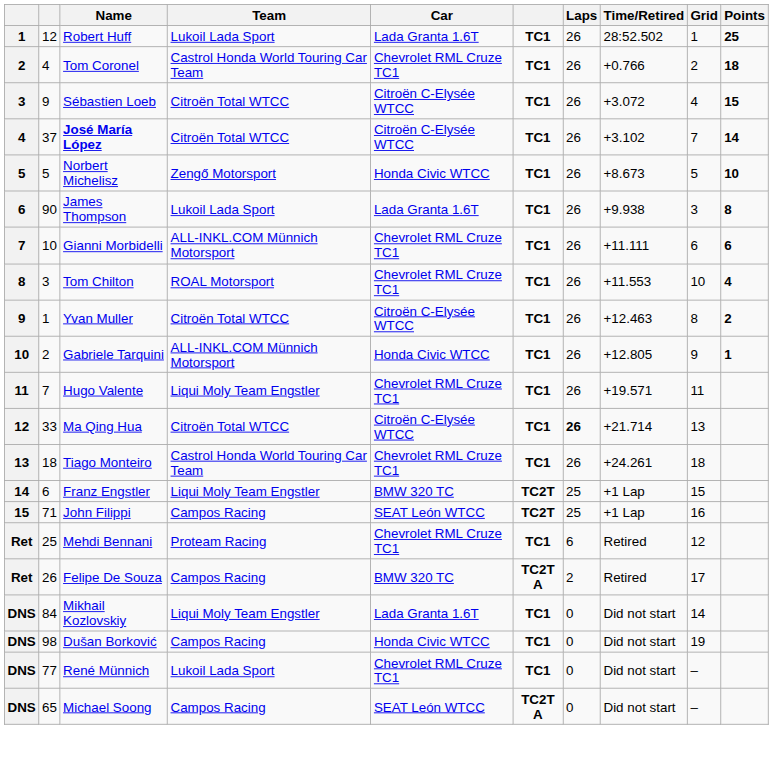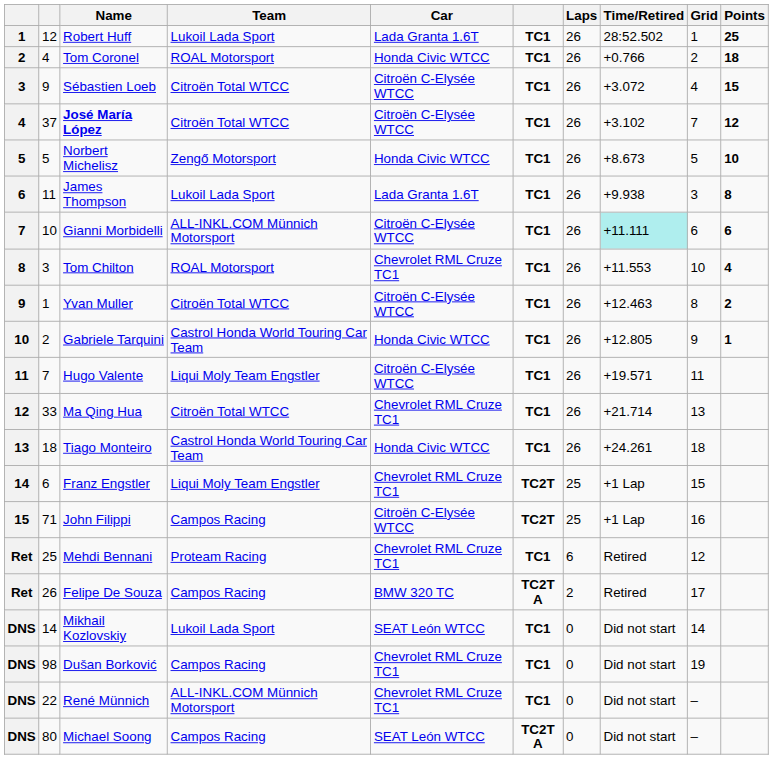(269, 65) Castrol Honda World Touring Car Team -> (222, 58) ROAL Motorsport
(438, 65) Chevrolet RML Cruze TC1 -> (432, 58) Honda Civic WTCC
(732, 137) 14 -> (732, 122) 12
(49, 210) 90 -> (49, 195) 11
(438, 246) Chevrolet RML Cruze TC1 -> (424, 231) Citroën C-Elysée WTCC
(626, 246) no background -> (626, 231) paleturquoise background
(244, 354) ALL-INKL.COM Münnich Motorsport -> (269, 339) Castrol Honda World Touring Car Team
(438, 390) Chevrolet RML Cruze TC1 -> (424, 375) Citroën C-Elysée WTCC
(424, 426) Citroën C-Elysée WTCC -> (438, 411) Chevrolet RML Cruze TC1
(574, 426) bold -> (574, 411) normal
(438, 463) Chevrolet RML Cruze TC1 -> (432, 448) Honda Civic WTCC
(414, 491) BMW 320 TC -> (438, 484) Chevrolet RML Cruze TC1
(429, 512) SEAT León WTCC -> (424, 520) Citroën C-Elysée WTCC
(49, 613) 84 -> (49, 628) 14
(245, 613) Liqui Moly Team Engstler -> (223, 628) Lukoil Lada Sport
(426, 613) Lada Granta 1.6T -> (429, 628) SEAT León WTCC
(432, 642) Honda Civic WTCC -> (438, 664) Chevrolet RML Cruze TC1
(49, 671) 77 -> (49, 701) 22
(223, 671) Lukoil Lada Sport -> (244, 701) ALL-INKL.COM Münnich Motorsport
(49, 707) 65 -> (49, 737) 80
